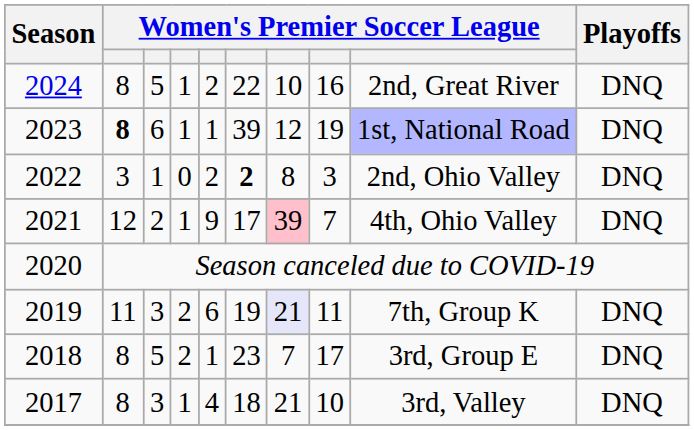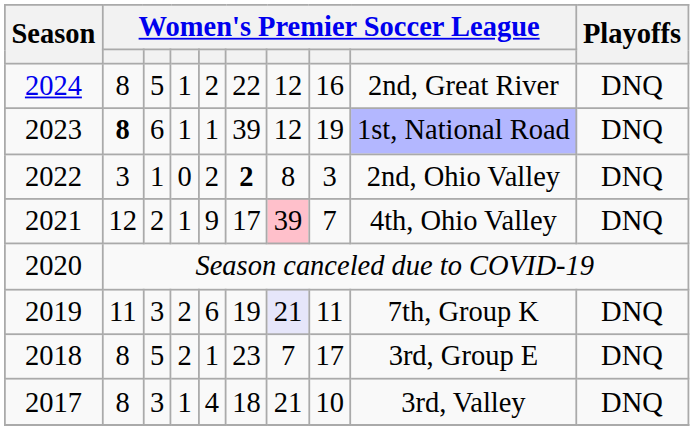(288, 85) 10 -> (288, 85) 12
